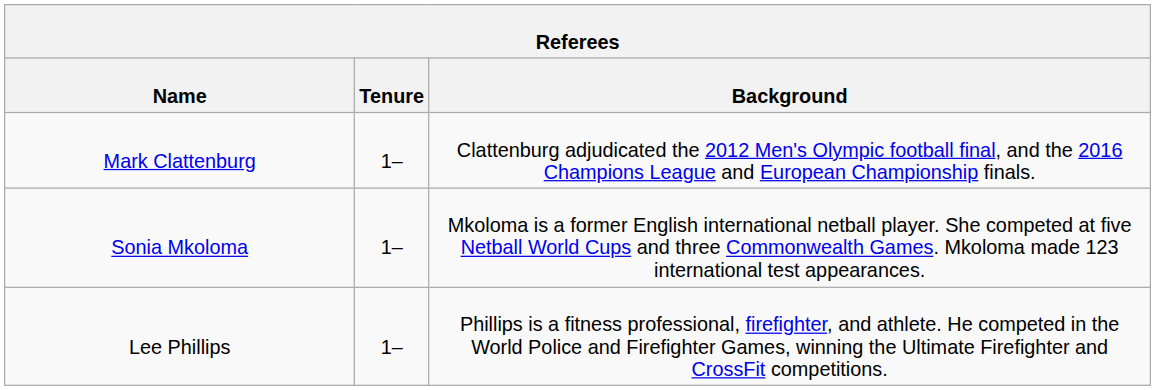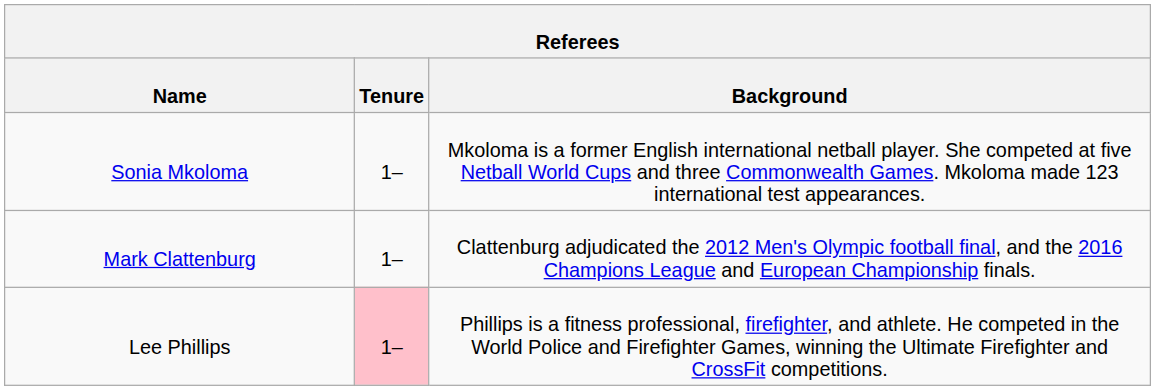rows swapped: (180, 161) <-> (180, 248)
(392, 346) no background -> (392, 346) pink background
